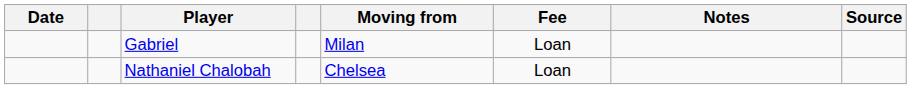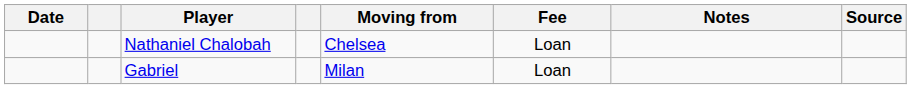rows swapped: (151, 44) <-> (198, 70)
